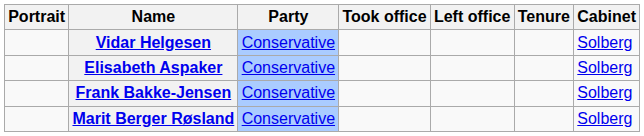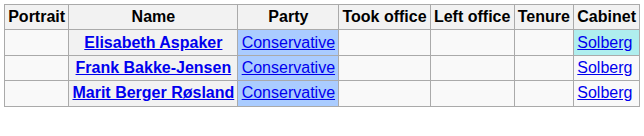- row: (153, 42)
(605, 67) no background -> (605, 42) paleturquoise background
